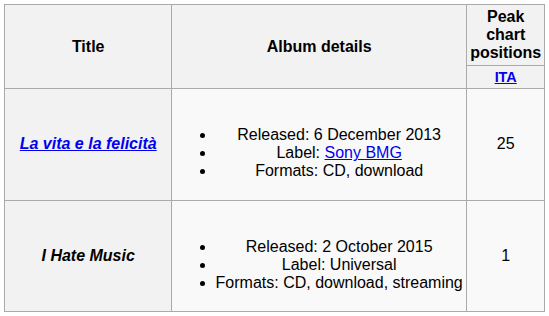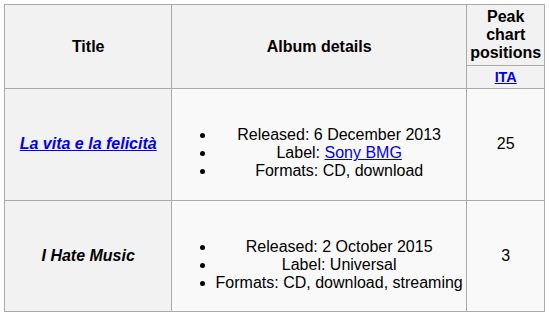(506, 255) 1 -> (506, 255) 3
